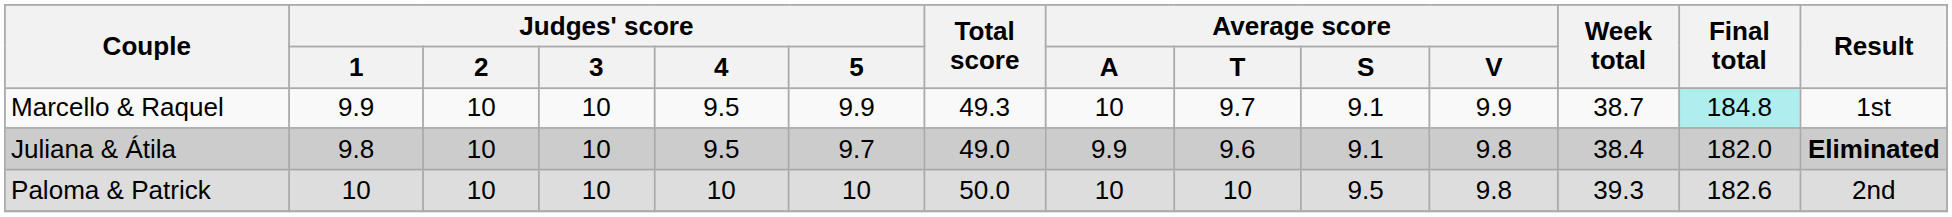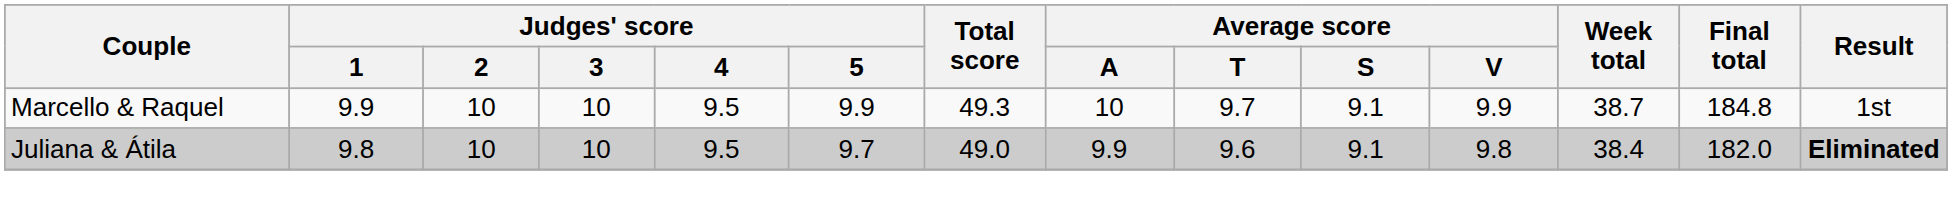(1739, 108) paleturquoise background -> (1739, 108) no background
- row: (111, 191)
